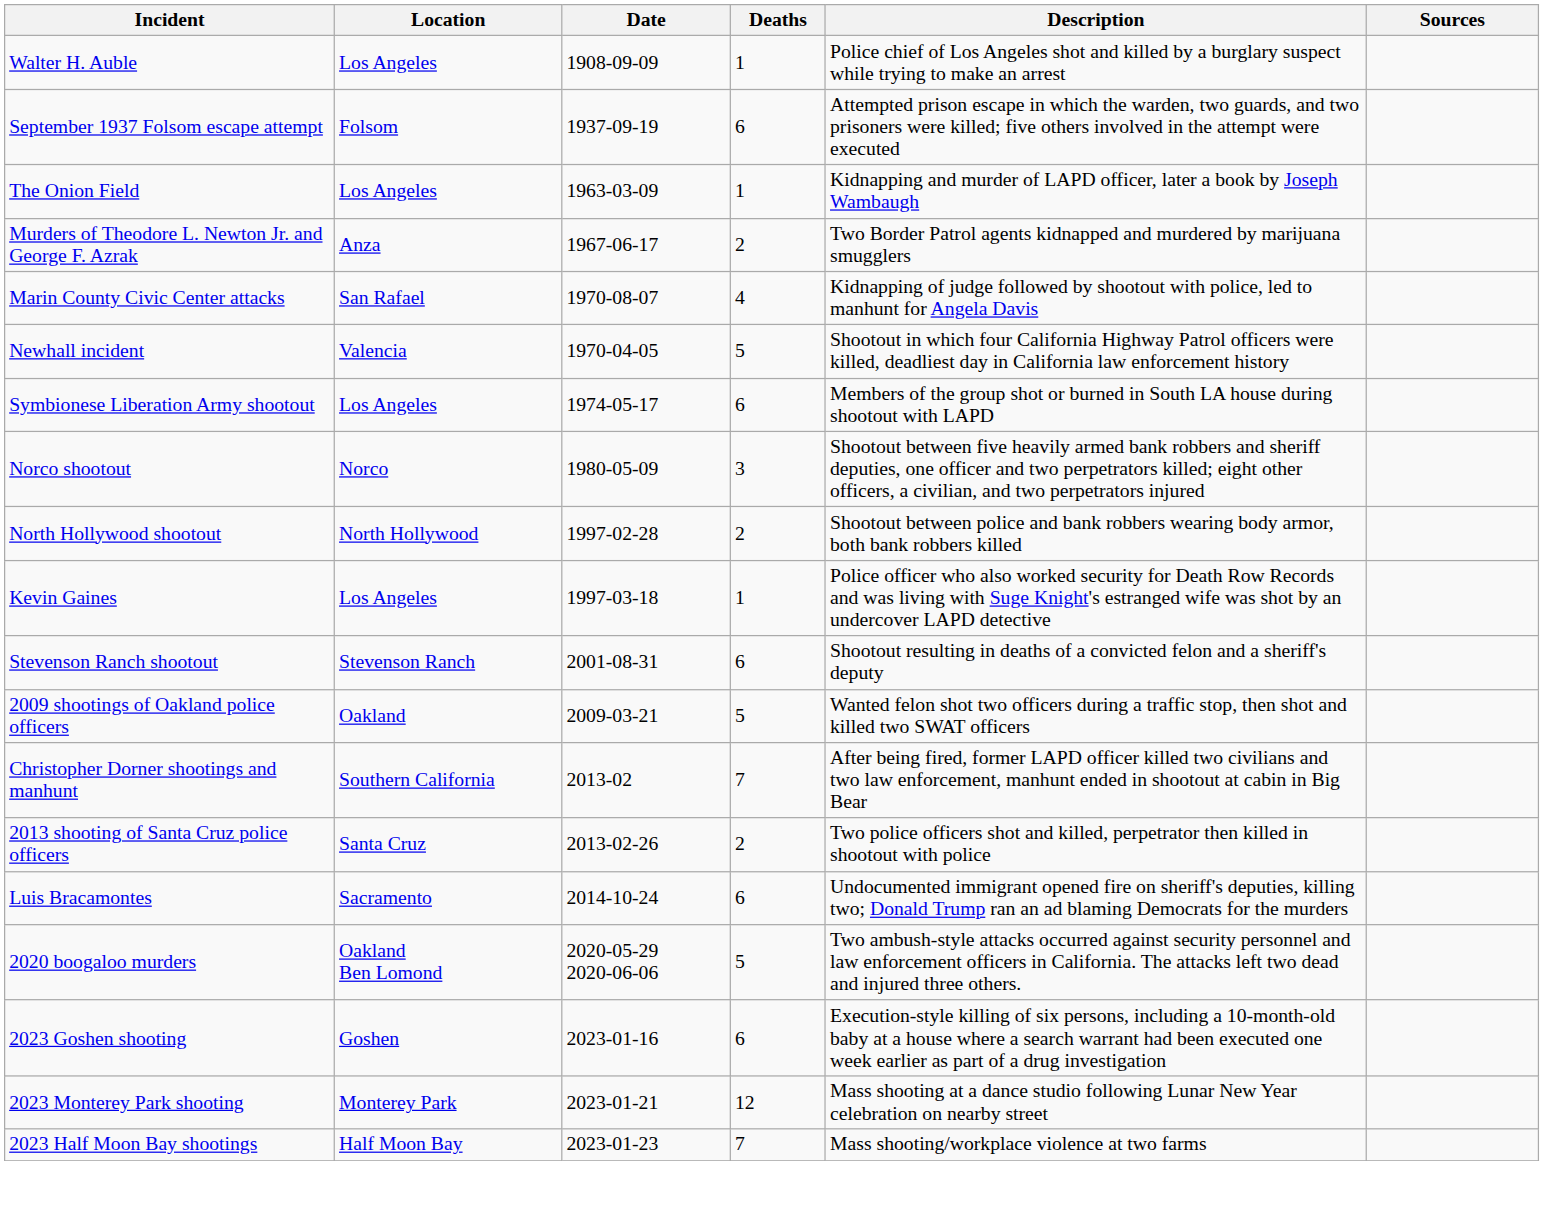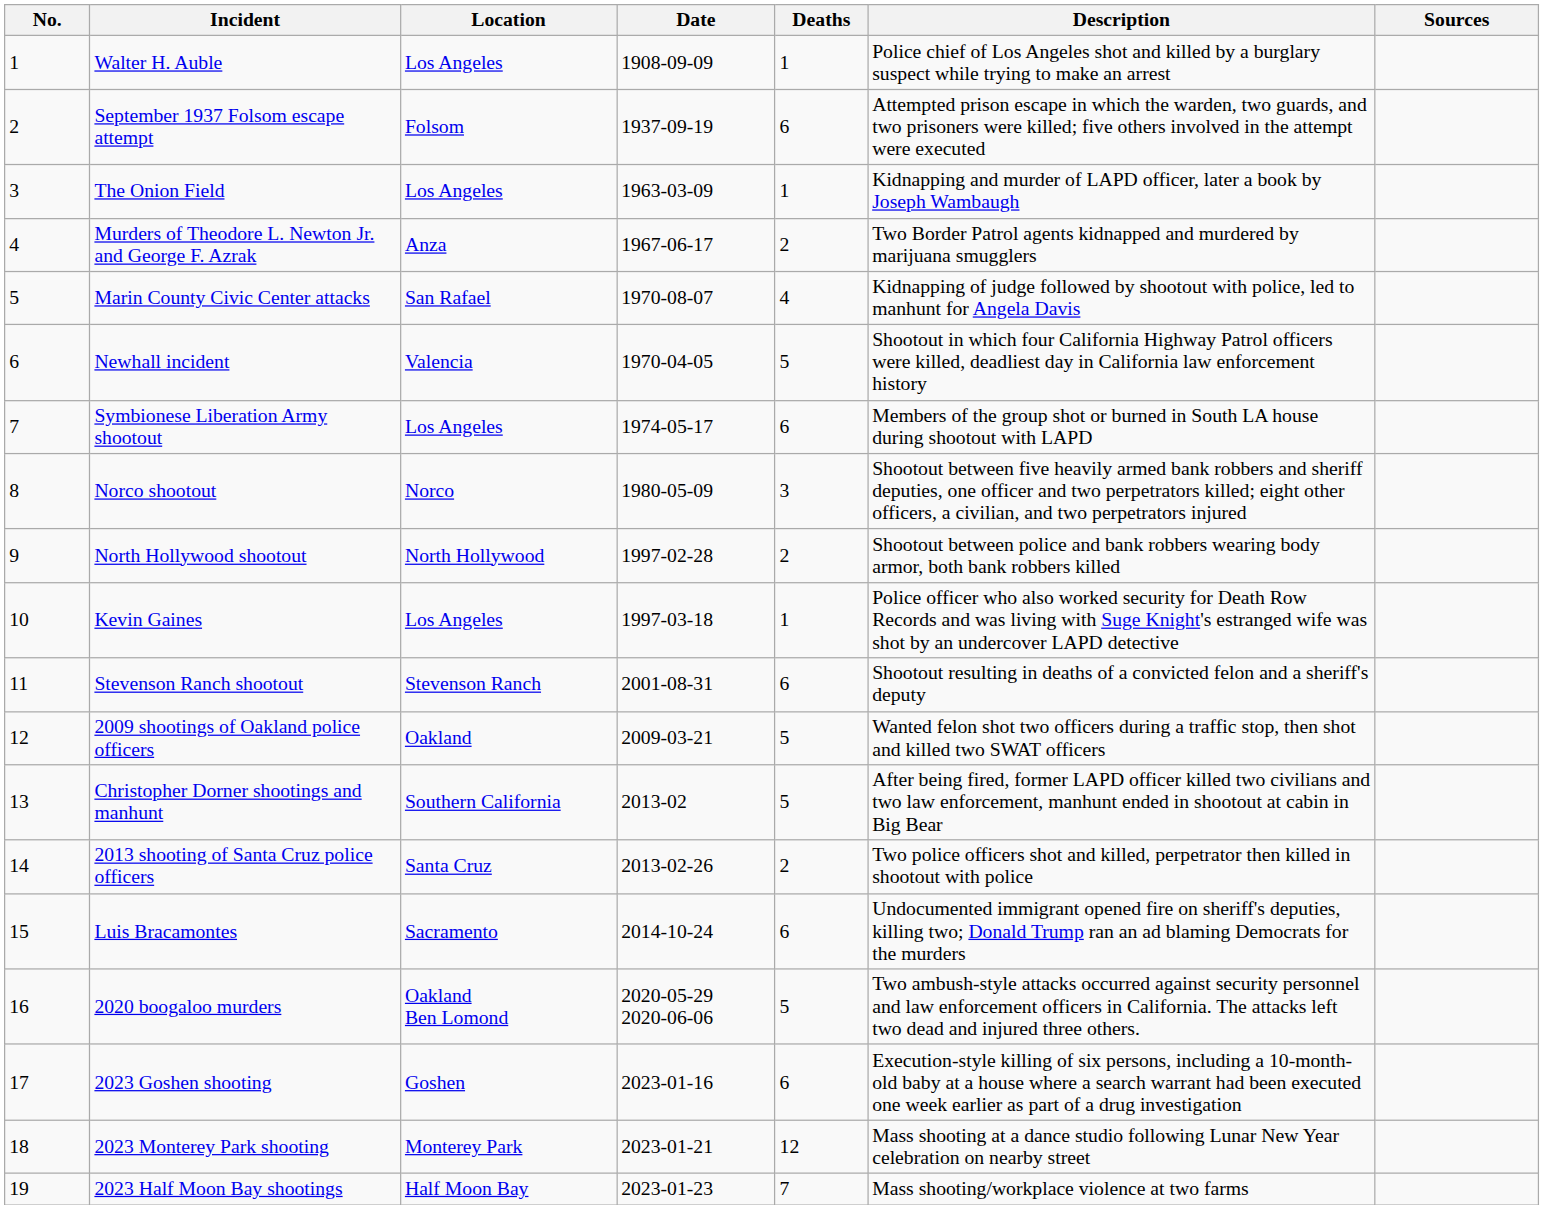+ column: (47, 20)
(740, 780) 7 -> (784, 802) 5
